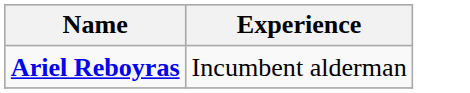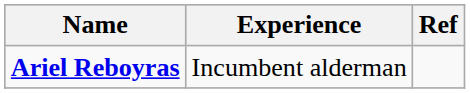+ column: (438, 25)
